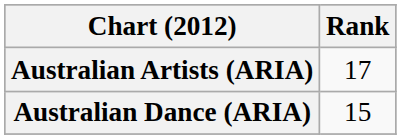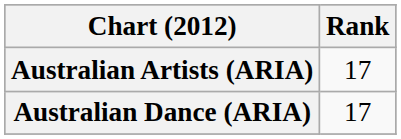(358, 112) 15 -> (358, 112) 17
